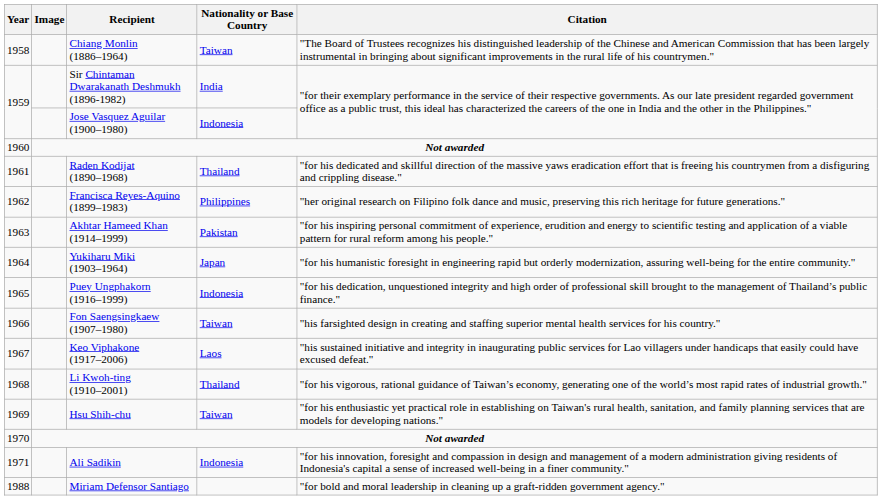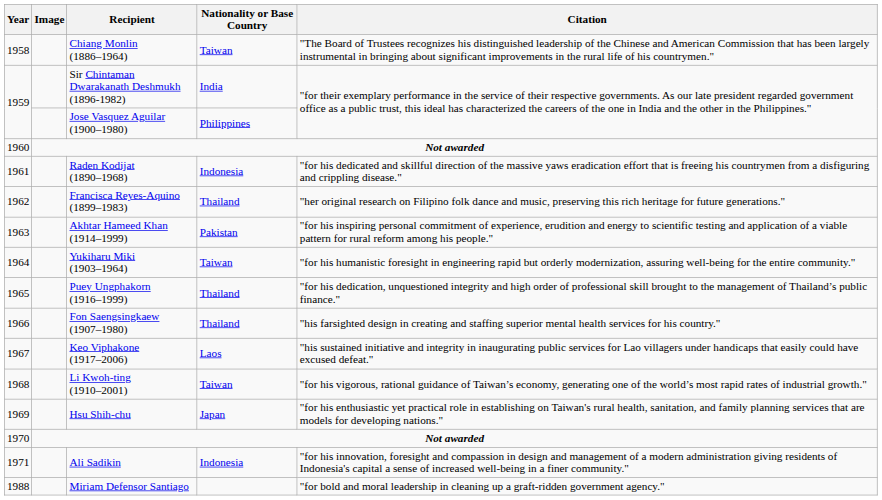(221, 123) Indonesia -> (225, 123) Philippines
(220, 171) Thailand -> (221, 171) Indonesia
(225, 201) Philippines -> (220, 201) Thailand
(212, 262) Japan -> (216, 262) Taiwan
(221, 292) Indonesia -> (220, 292) Thailand
(216, 323) Taiwan -> (220, 323) Thailand
(220, 384) Thailand -> (216, 384) Taiwan
(216, 414) Taiwan -> (212, 414) Japan
